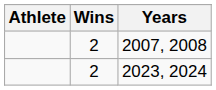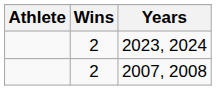rows swapped: (164, 44) <-> (164, 71)
